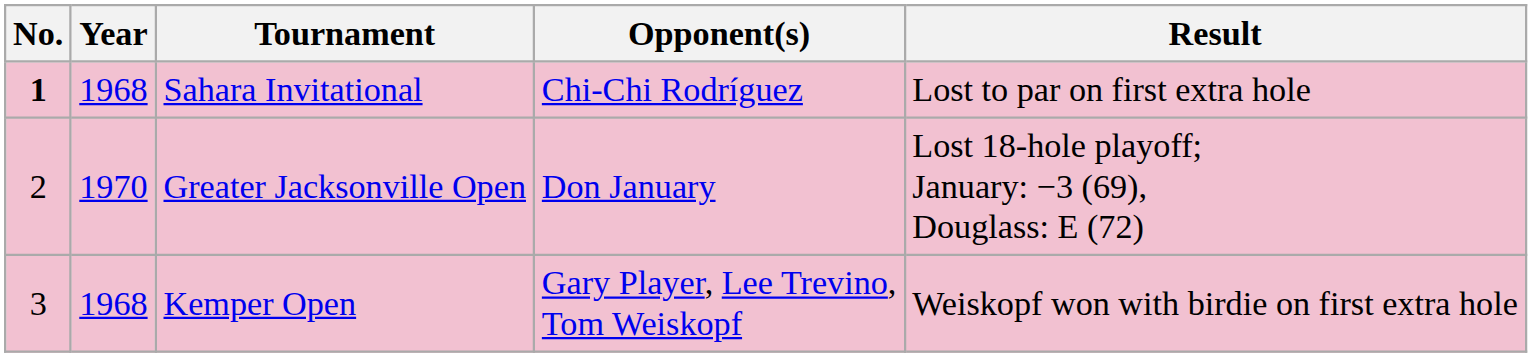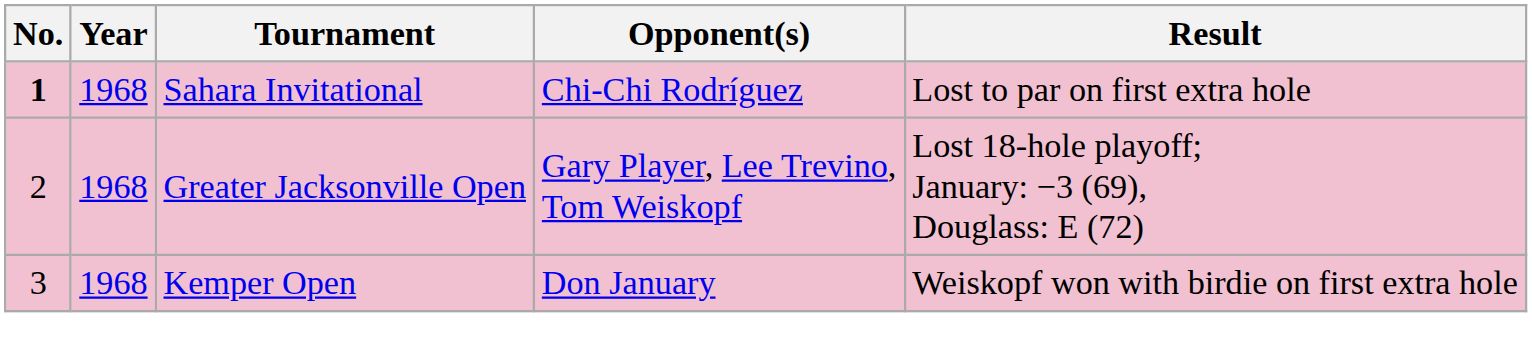(113, 186) 1970 -> (113, 186) 1968
(629, 186) Don January -> (719, 186) Gary Player, Lee Trevino, Tom Weiskopf
(719, 303) Gary Player, Lee Trevino, Tom Weiskopf -> (629, 283) Don January
